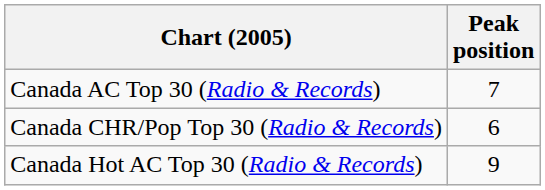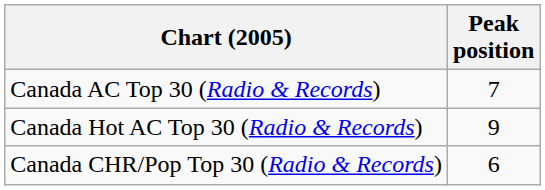rows swapped: (226, 126) <-> (216, 164)
